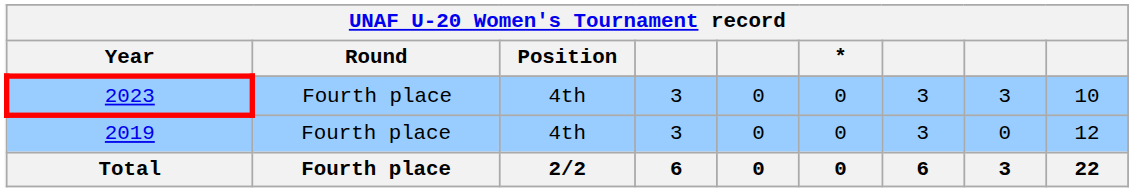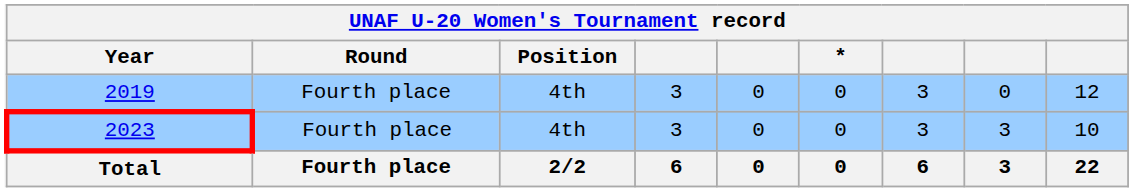rows swapped: (130, 134) <-> (130, 96)
